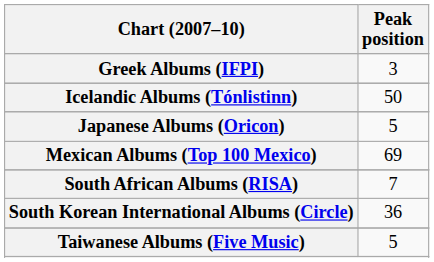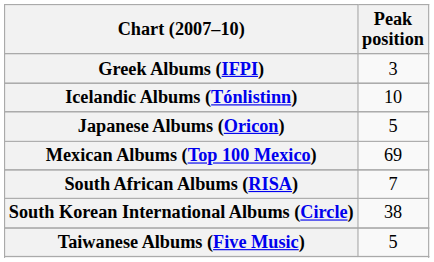(393, 97) 50 -> (393, 97) 10
(393, 213) 36 -> (393, 213) 38
